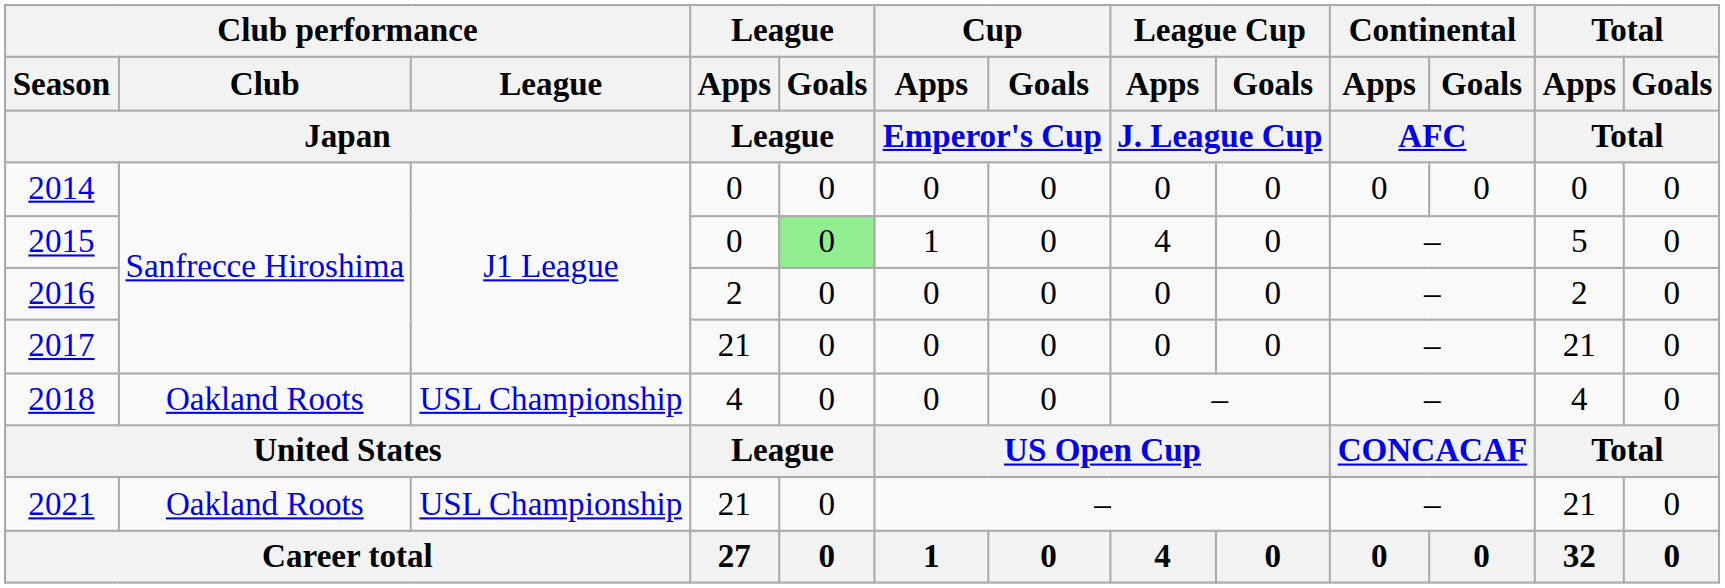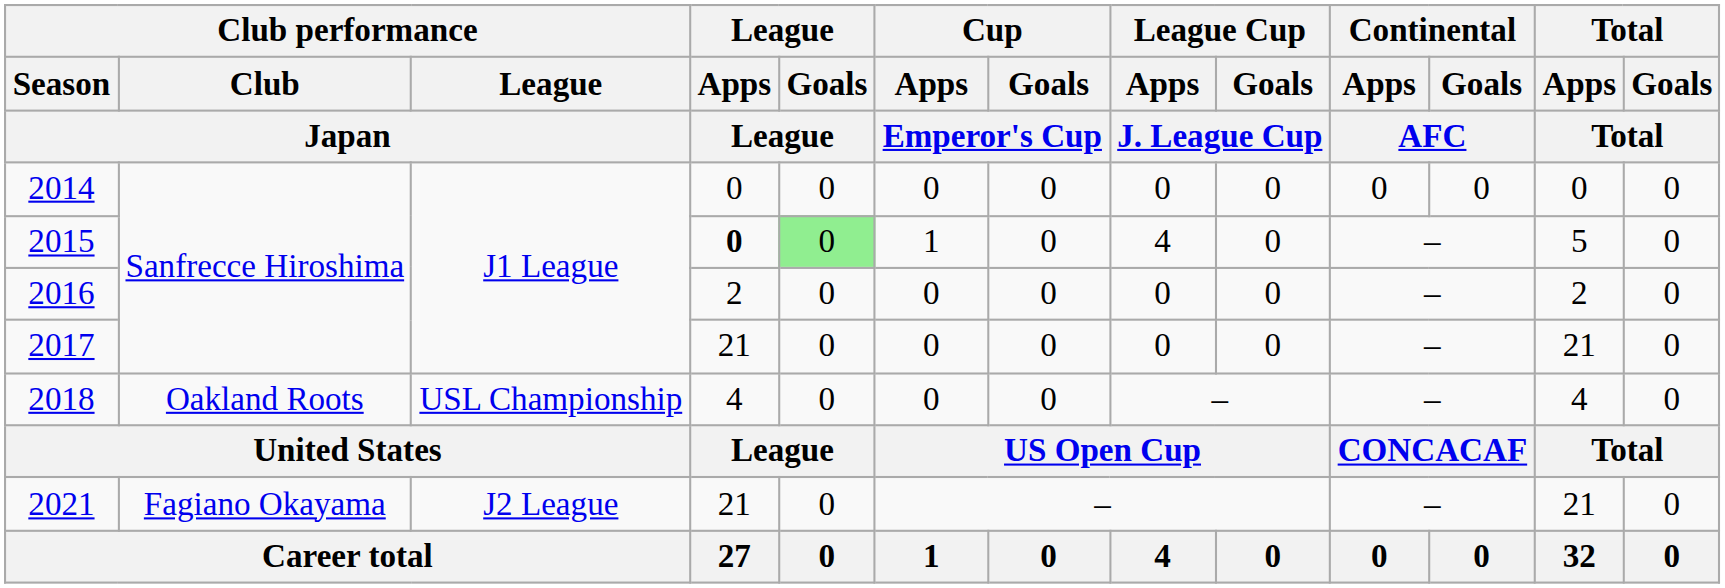(734, 240) normal -> (734, 240) bold
(265, 503) Oakland Roots -> (265, 503) Fagiano Okayama
(551, 503) USL Championship -> (551, 503) J2 League
